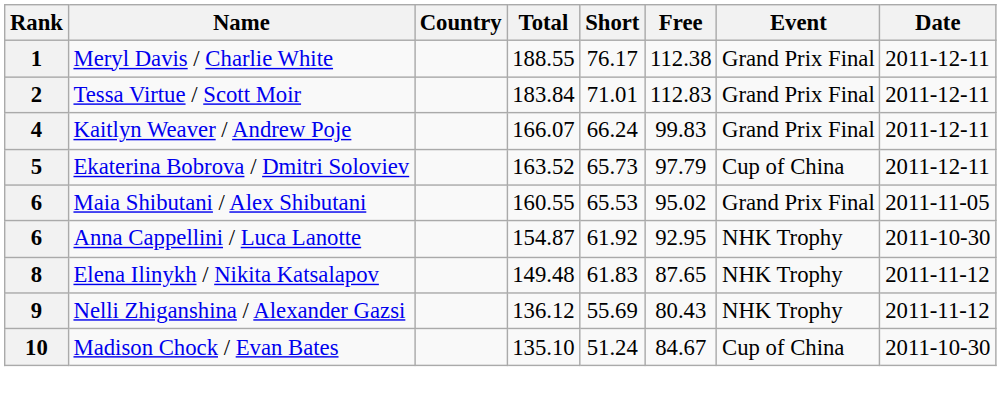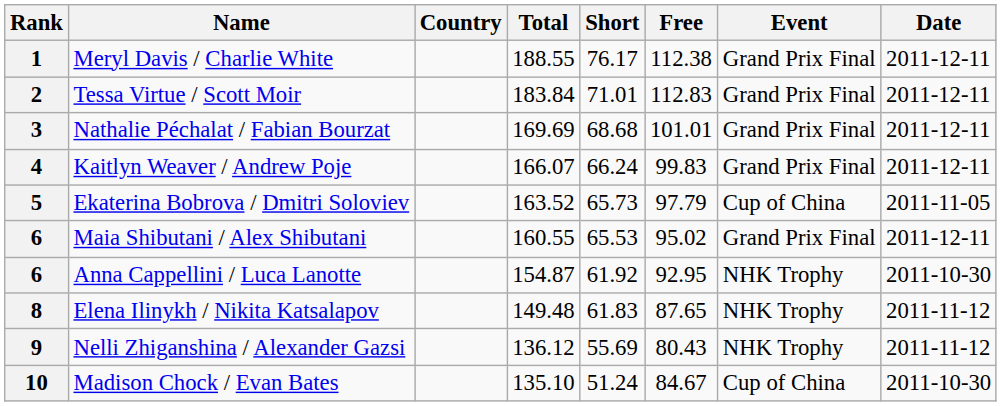+ row: (36, 130)
(937, 166) 2011-12-11 -> (938, 202) 2011-11-05
(937, 202) 2011-11-05 -> (938, 238) 2011-12-11
